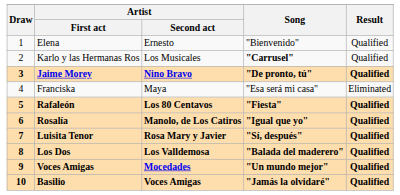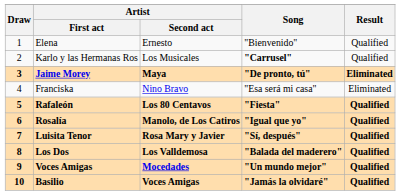(168, 74) Nino Bravo -> (154, 74) Maya
(370, 74) Qualified -> (370, 74) Eliminated
(155, 89) Maya -> (165, 89) Nino Bravo
